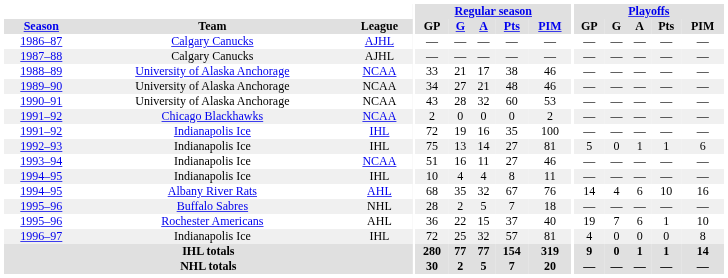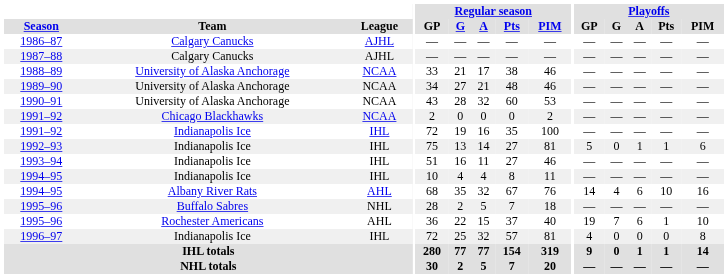(379, 161) NCAA -> (379, 161) IHL
